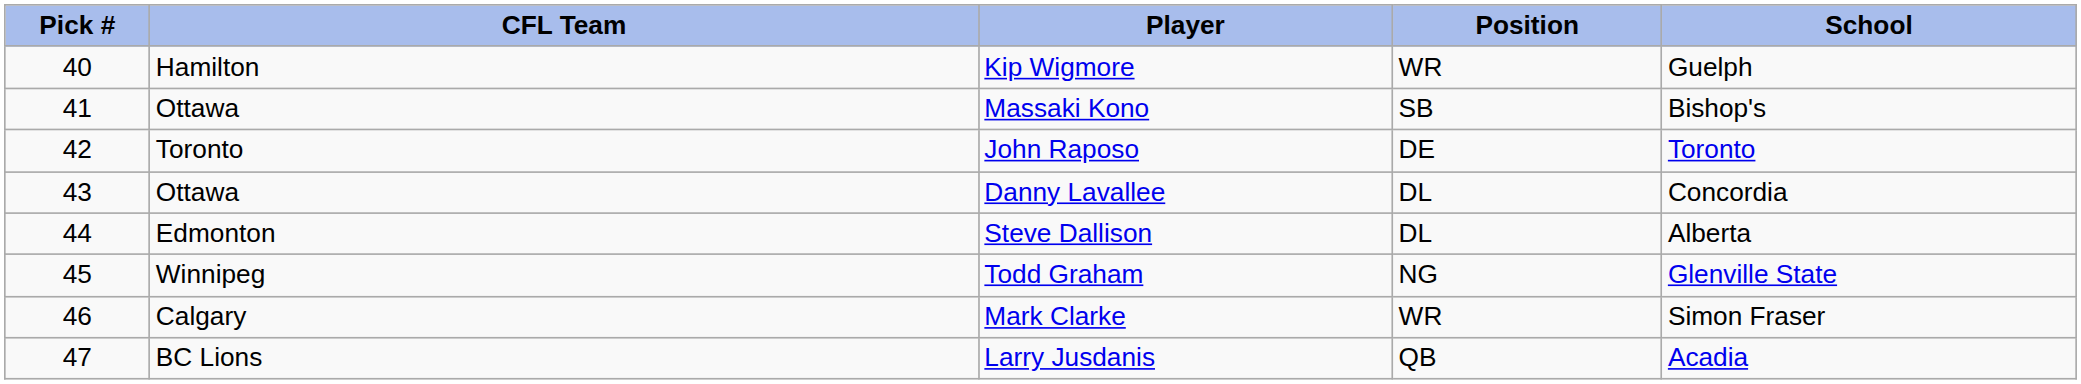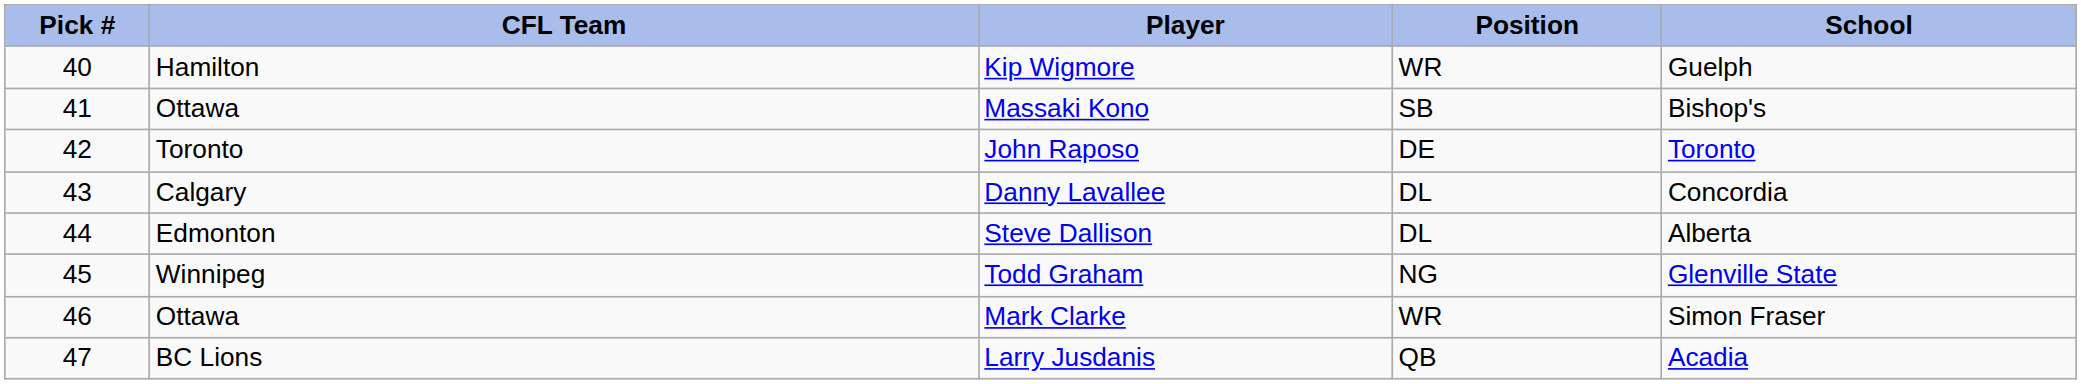(197, 191) Ottawa -> (201, 191) Calgary
(201, 316) Calgary -> (197, 316) Ottawa
